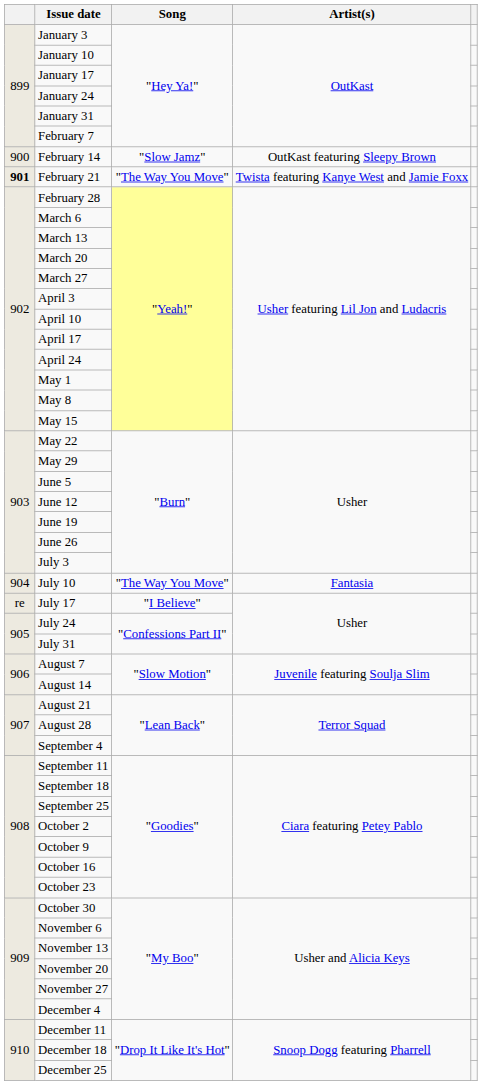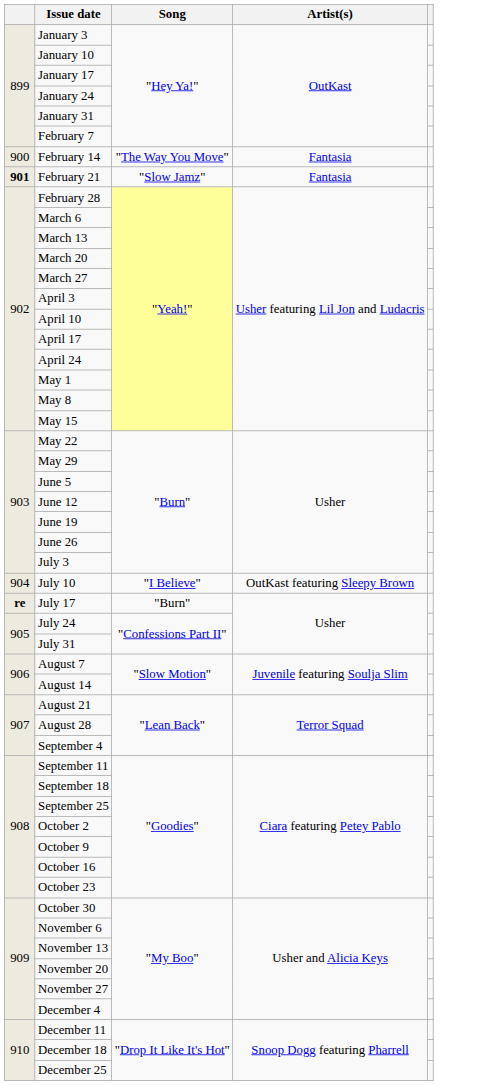(172, 156) "Slow Jamz" -> (172, 156) "The Way You Move"
(352, 156) OutKast featuring Sleepy Brown -> (330, 156) Fantasia
(172, 177) "The Way You Move" -> (172, 177) "Slow Jamz"
(352, 177) Twista featuring Kanye West and Jamie Foxx -> (330, 177) Fantasia
(172, 583) "The Way You Move" -> (172, 583) "I Believe"
(352, 583) Fantasia -> (330, 583) OutKast featuring Sleepy Brown
(20, 603) normal -> (20, 603) bold
(172, 603) "I Believe" -> (172, 603) "Burn"
